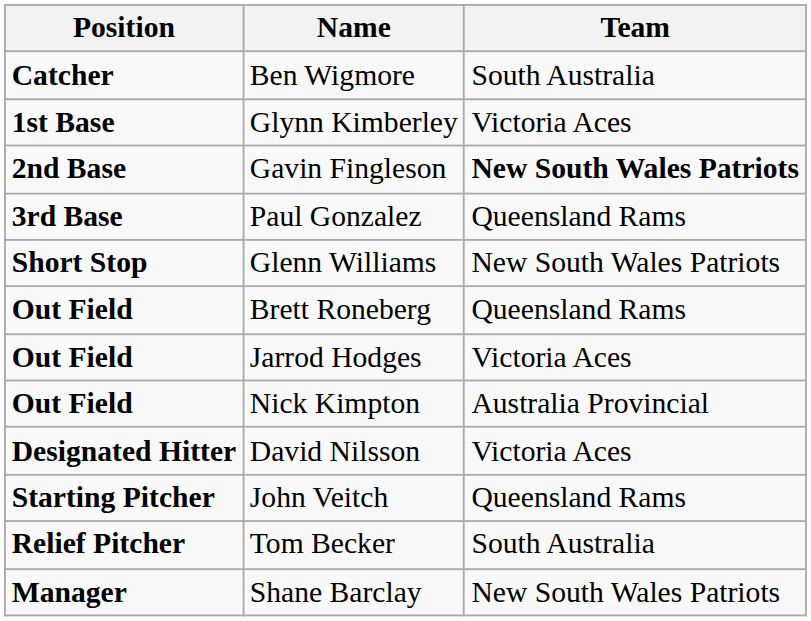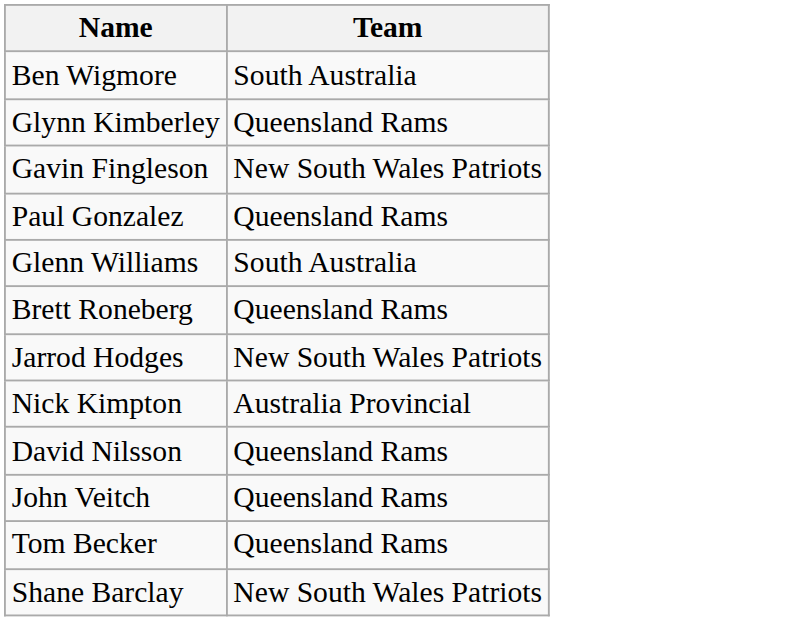- column: (124, 27)
(552, 121) Victoria Aces -> (341, 121) Queensland Rams
(635, 168) bold -> (388, 168) normal
(626, 262) New South Wales Patriots -> (325, 262) South Australia
(552, 356) Victoria Aces -> (388, 356) New South Wales Patriots
(552, 450) Victoria Aces -> (341, 450) Queensland Rams
(563, 544) South Australia -> (341, 544) Queensland Rams
